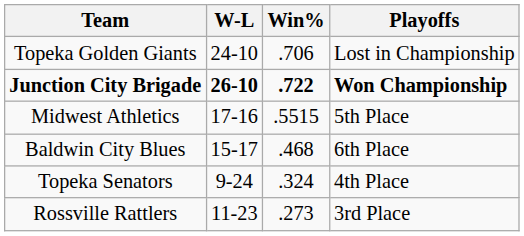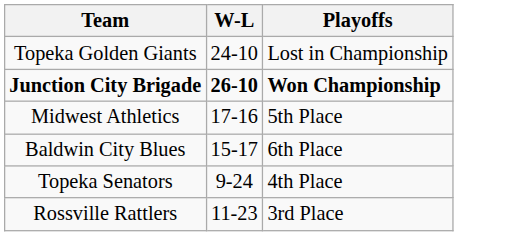- column: (296, 20)
